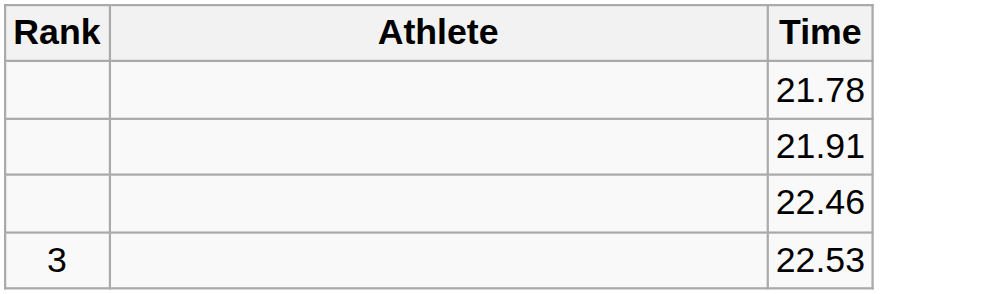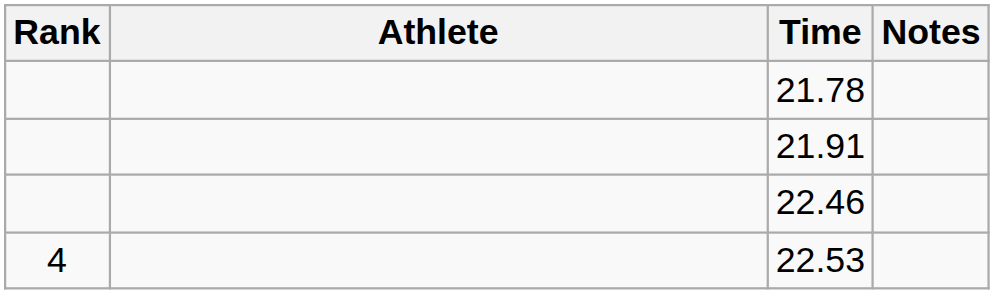+ column: (931, 32)
(57, 259) 3 -> (57, 259) 4
